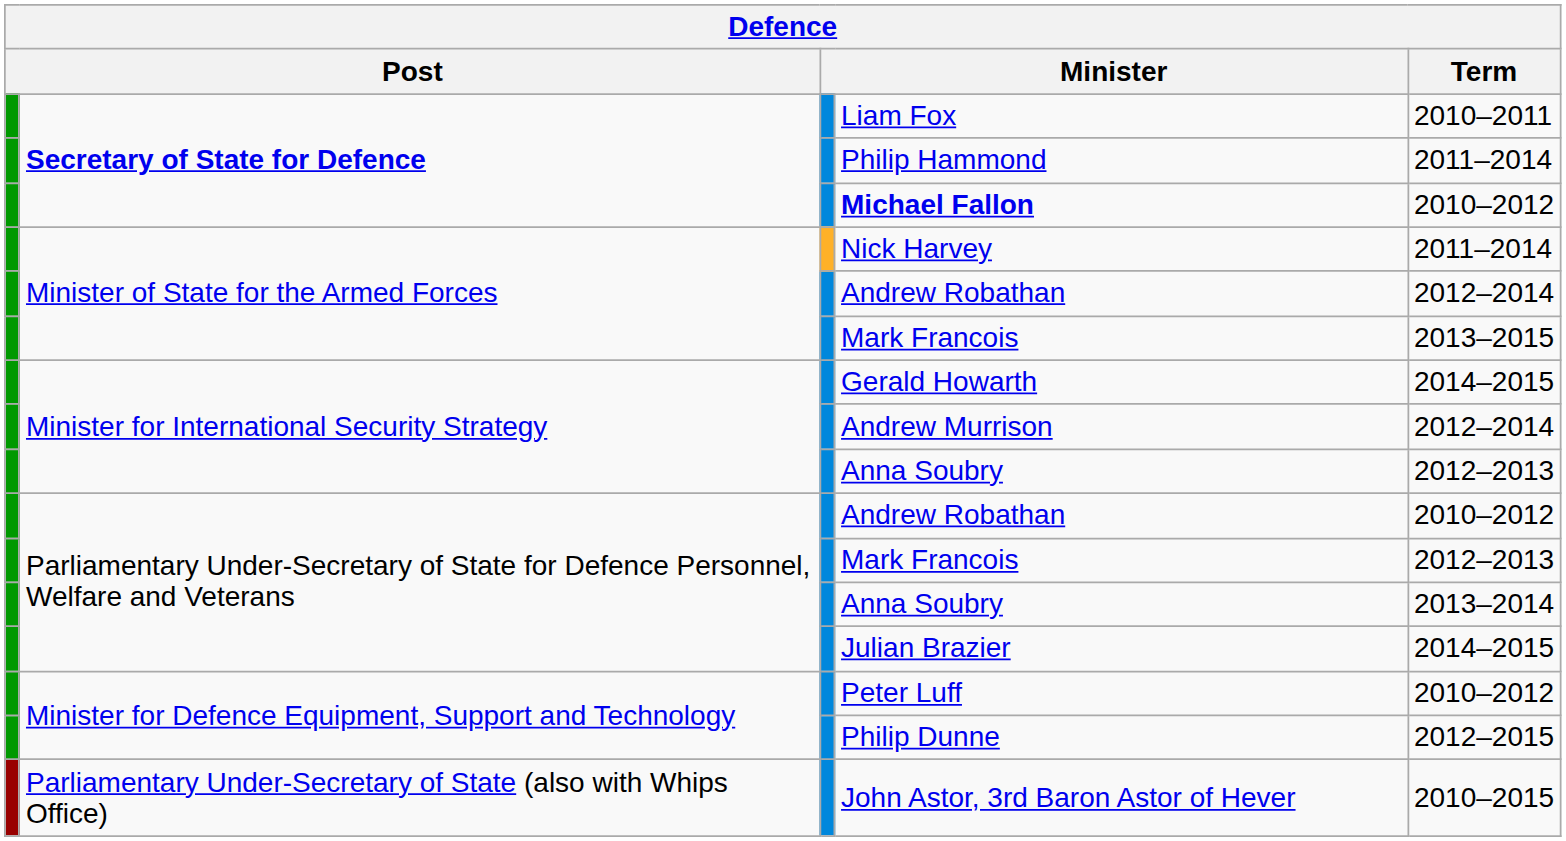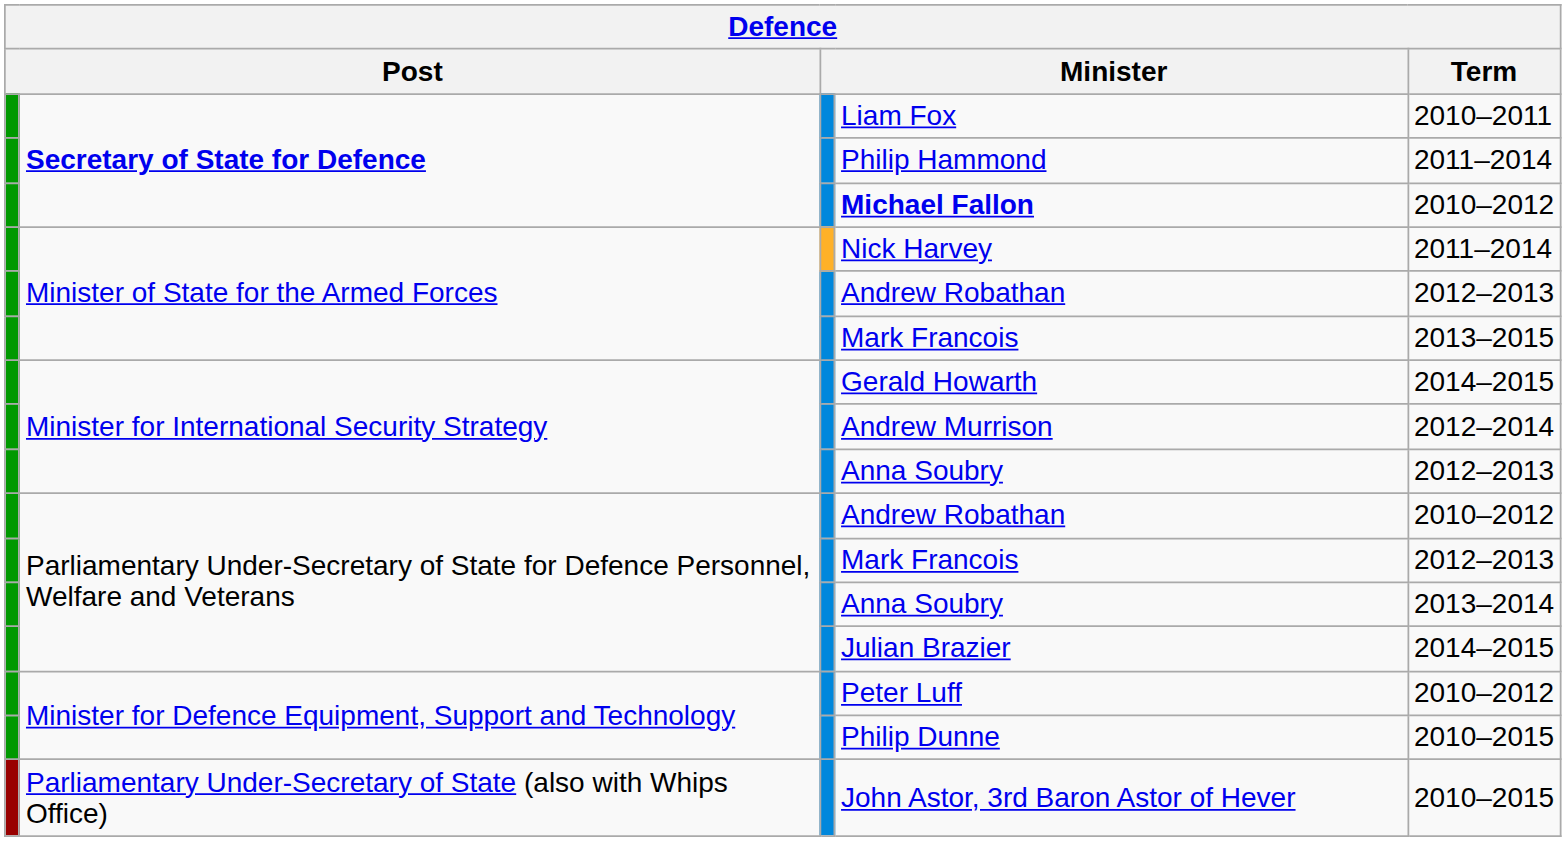(1484, 293) 2012–2014 -> (1484, 293) 2012–2013
(1484, 737) 2012–2015 -> (1484, 737) 2010–2015
